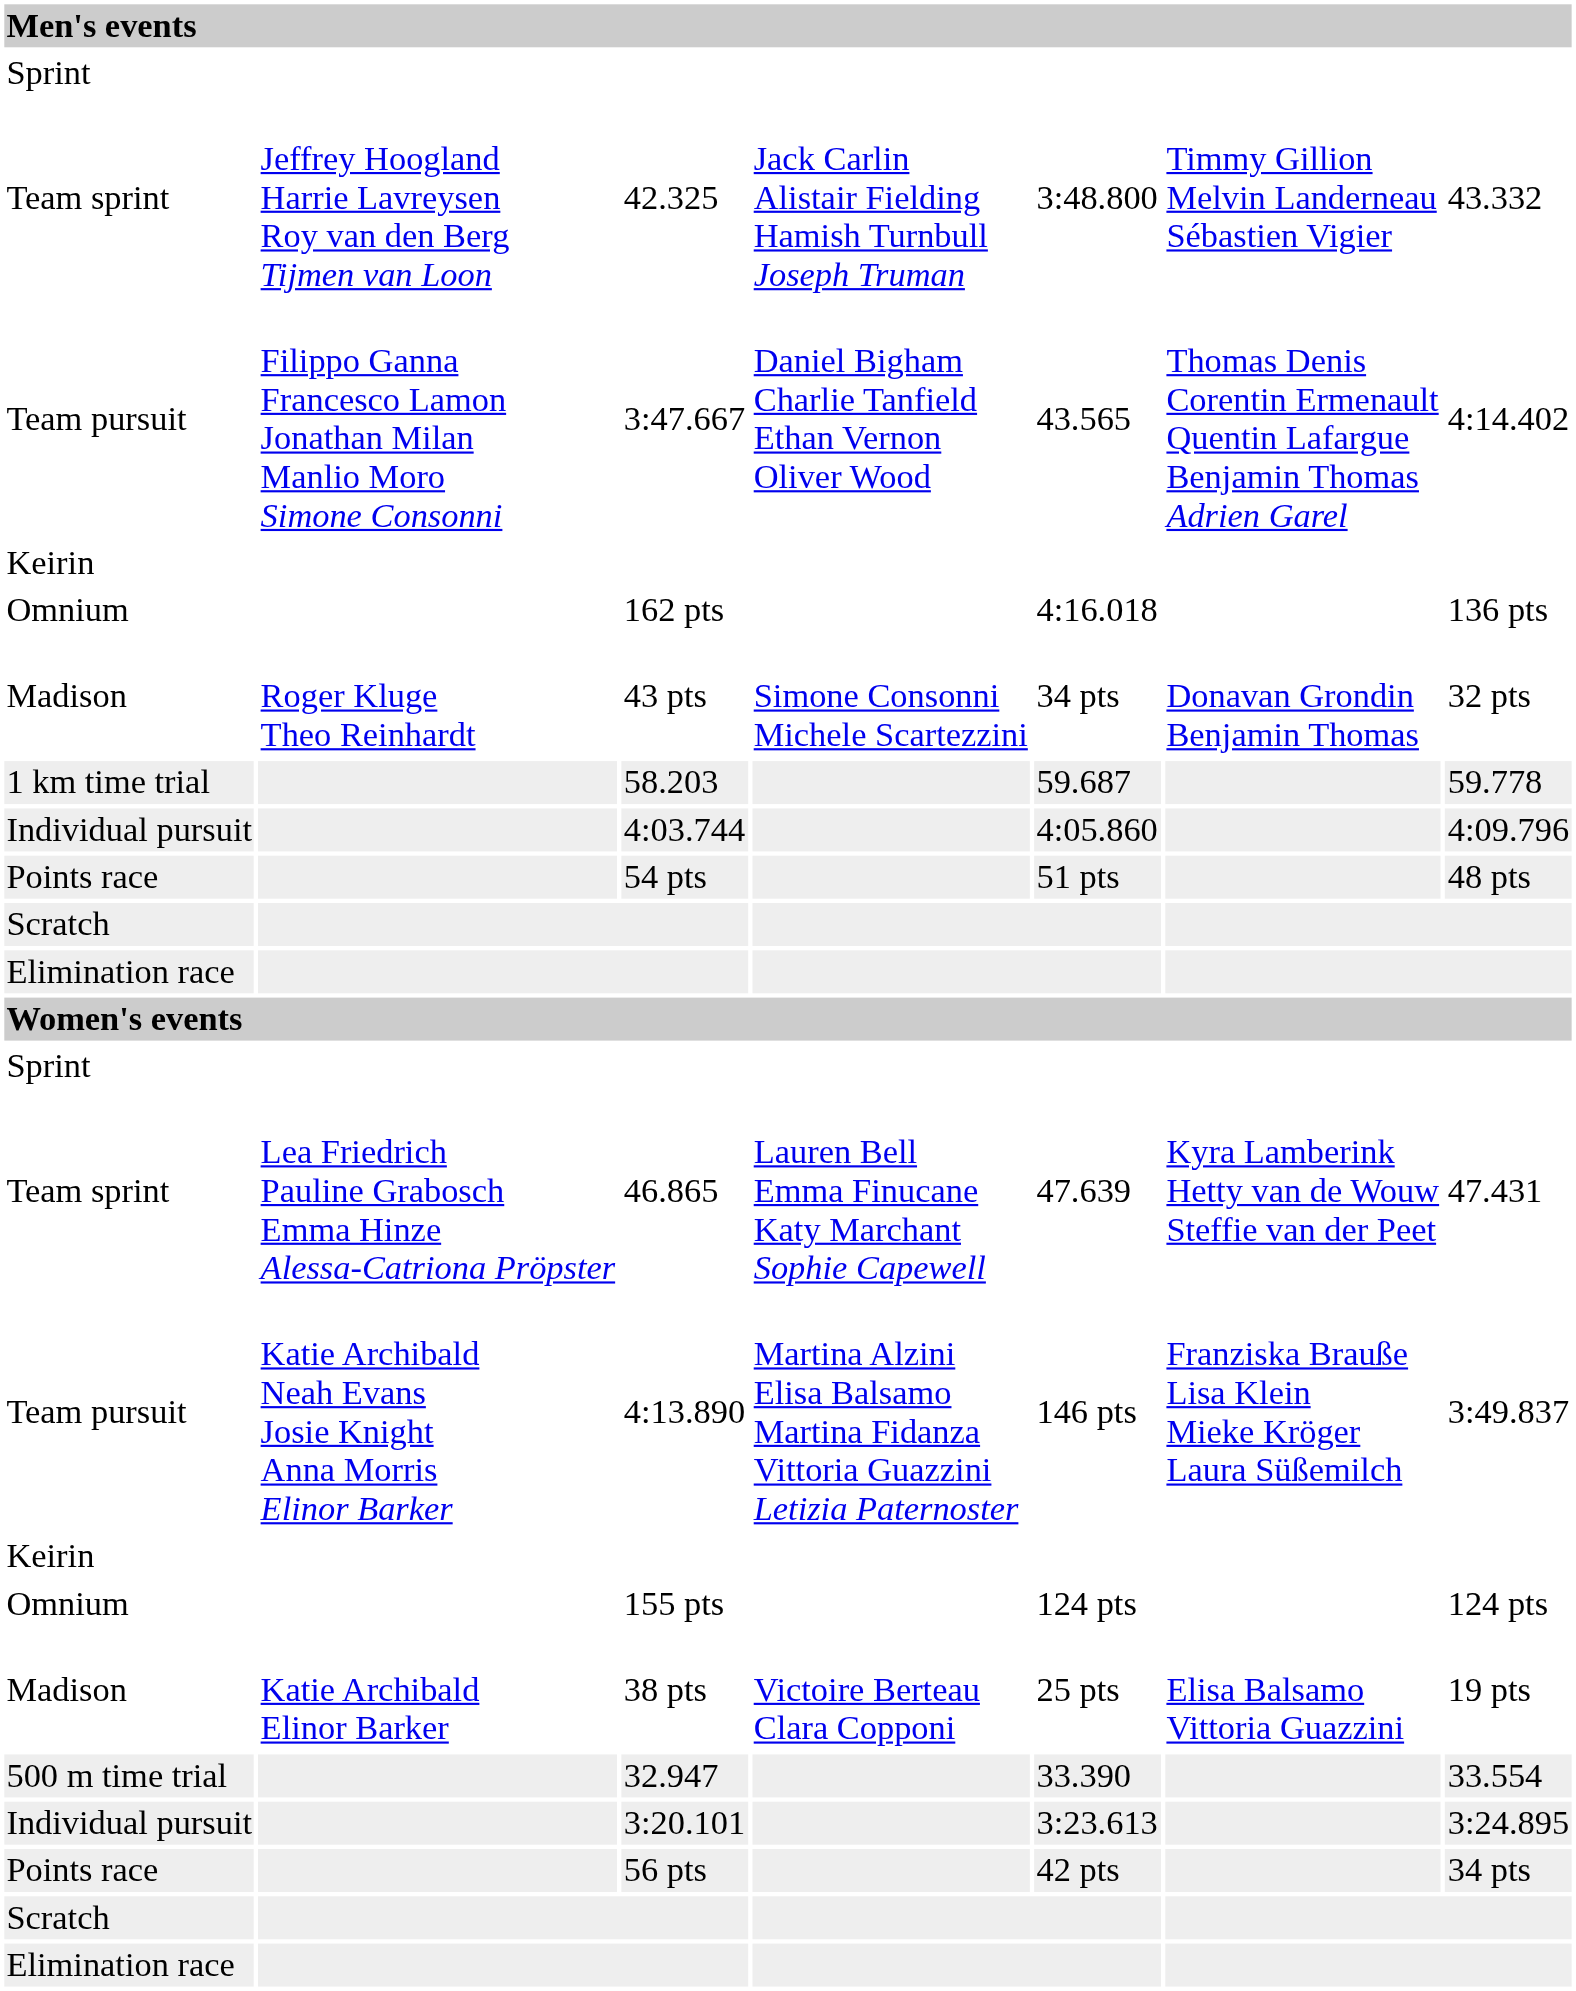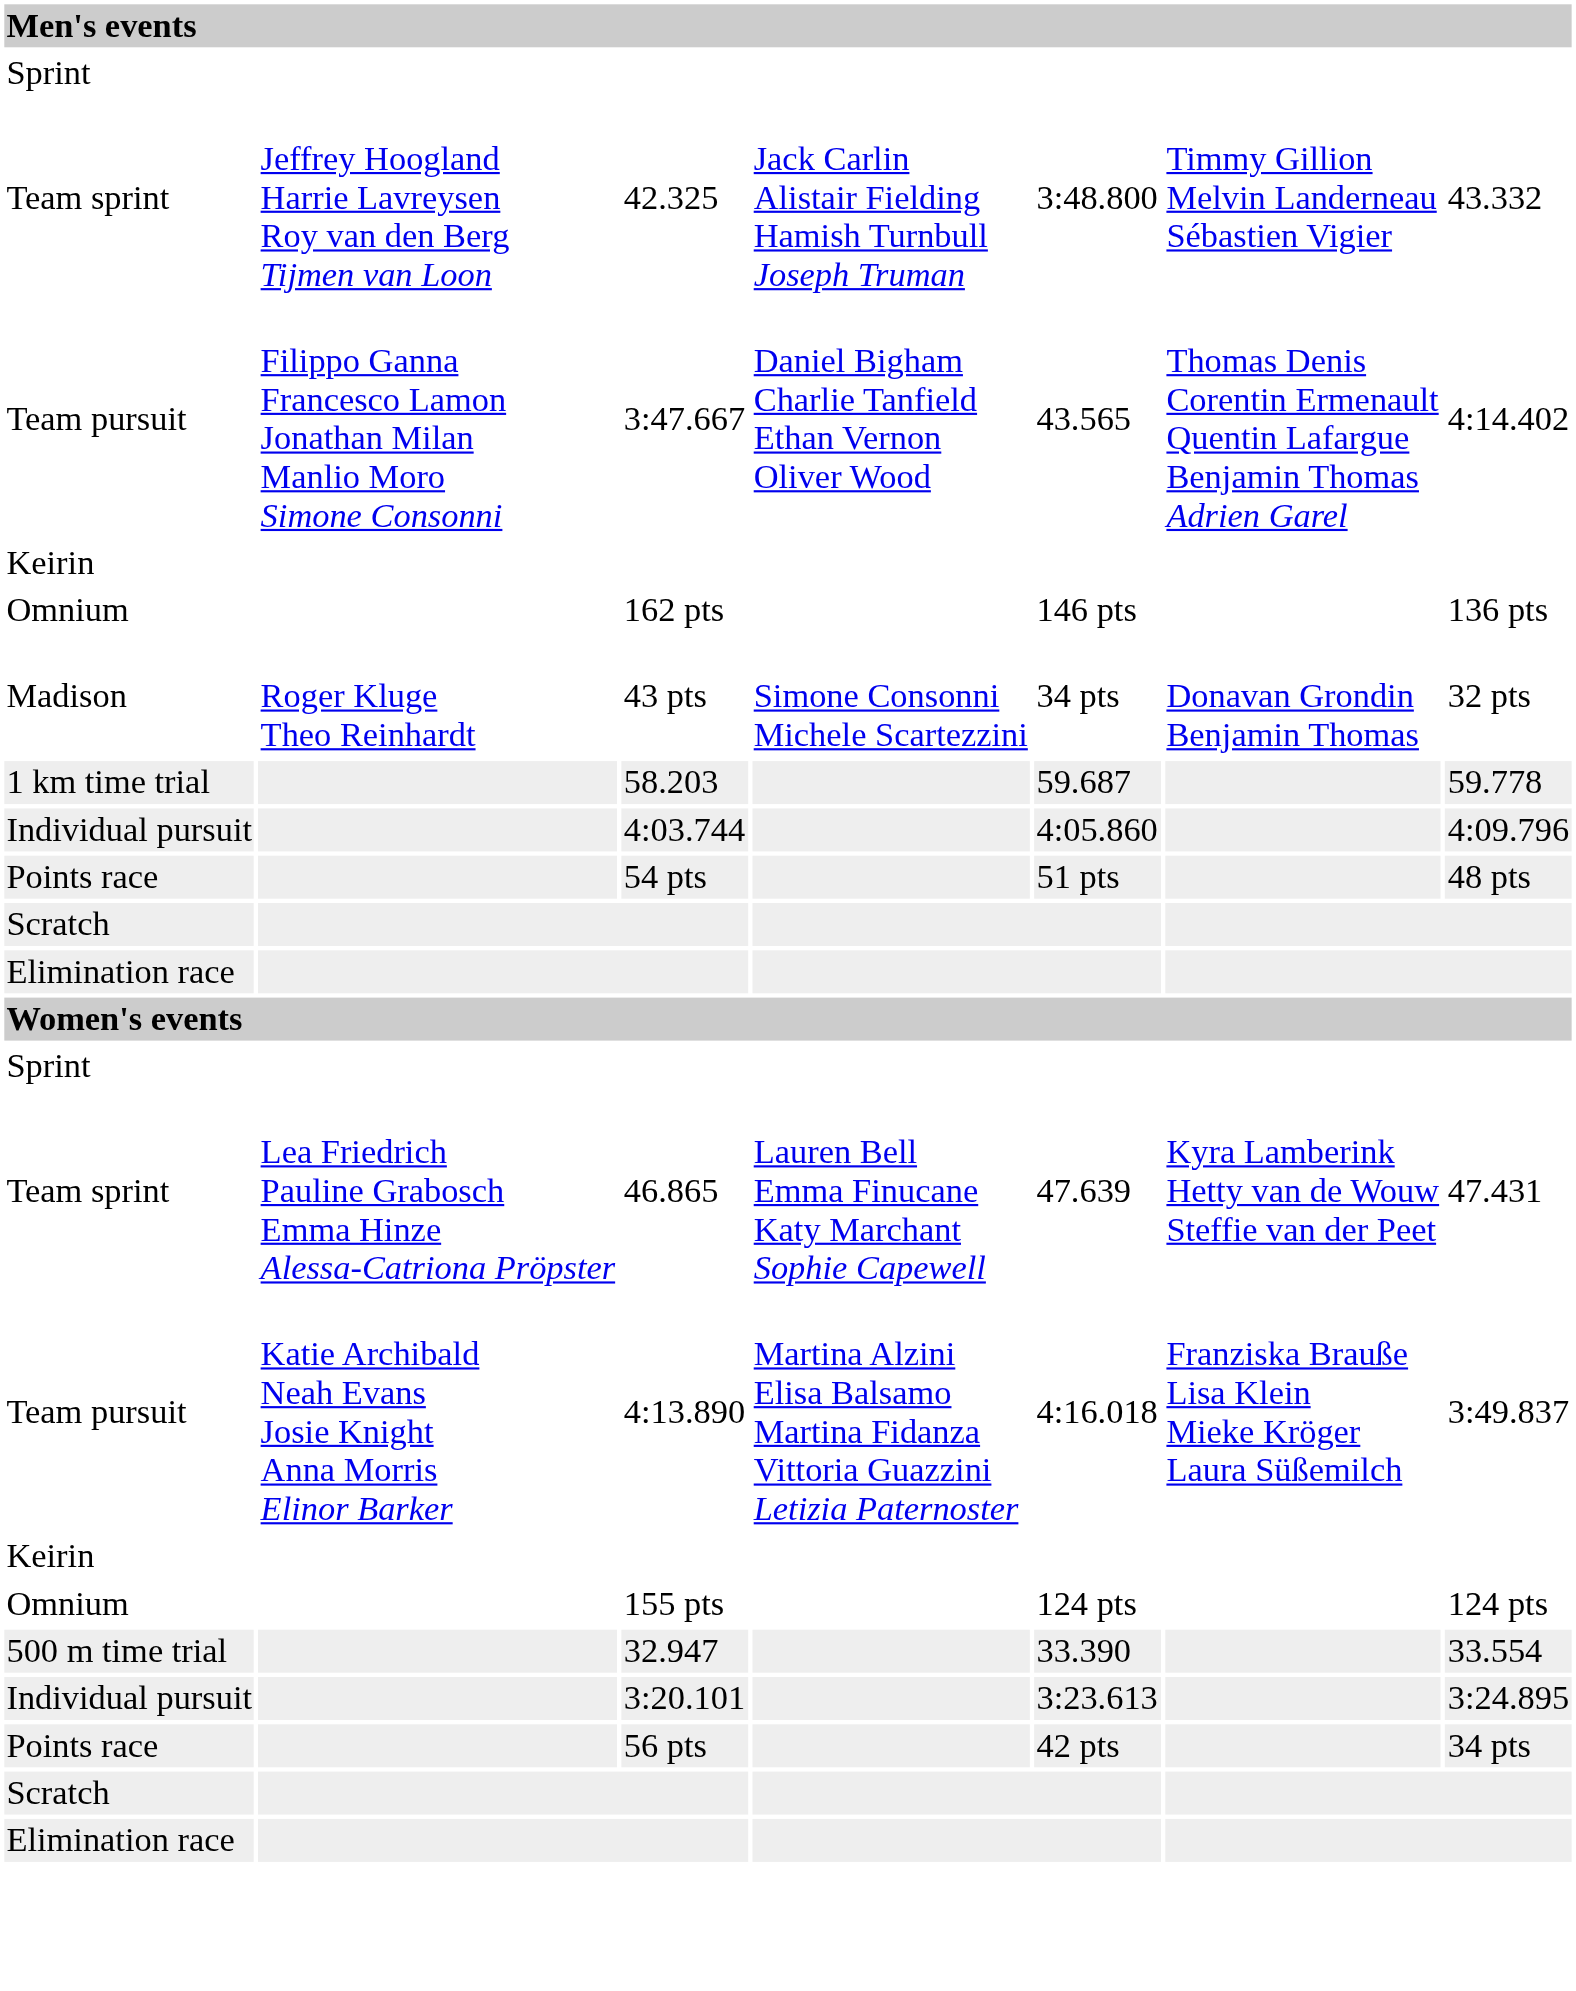(1097, 610) 4:16.018 -> (1087, 610) 146 pts
(1087, 1411) 146 pts -> (1097, 1411) 4:16.018
- row: (67, 1689)
